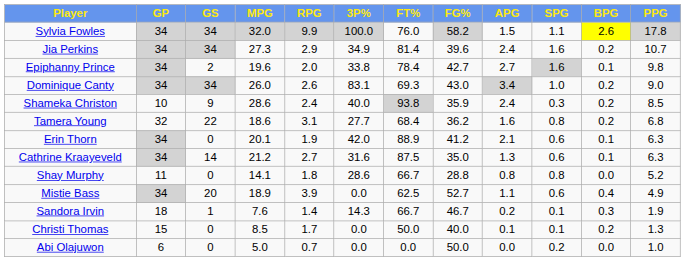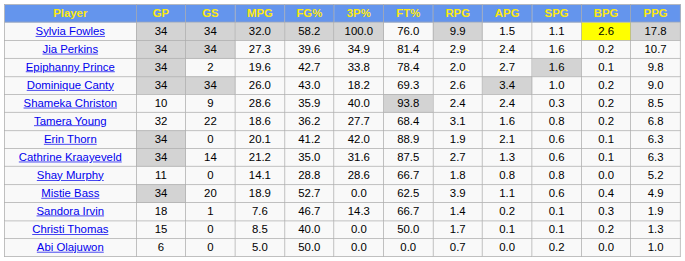columns swapped: (458, 13) <-> (309, 13)
(359, 85) 83.1 -> (359, 85) 18.2
